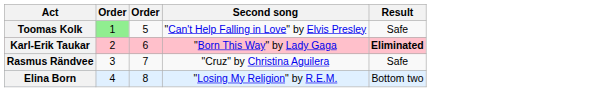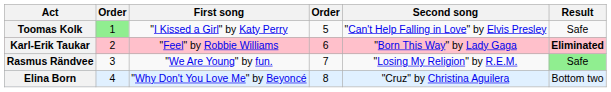+ column: (219, 12)
(265, 62) "Cruz" by Christina Aguilera -> (445, 62) "Losing My Religion" by R.E.M.
(397, 62) no background -> (577, 62) lightgreen background
(265, 78) "Losing My Religion" by R.E.M. -> (445, 78) "Cruz" by Christina Aguilera
